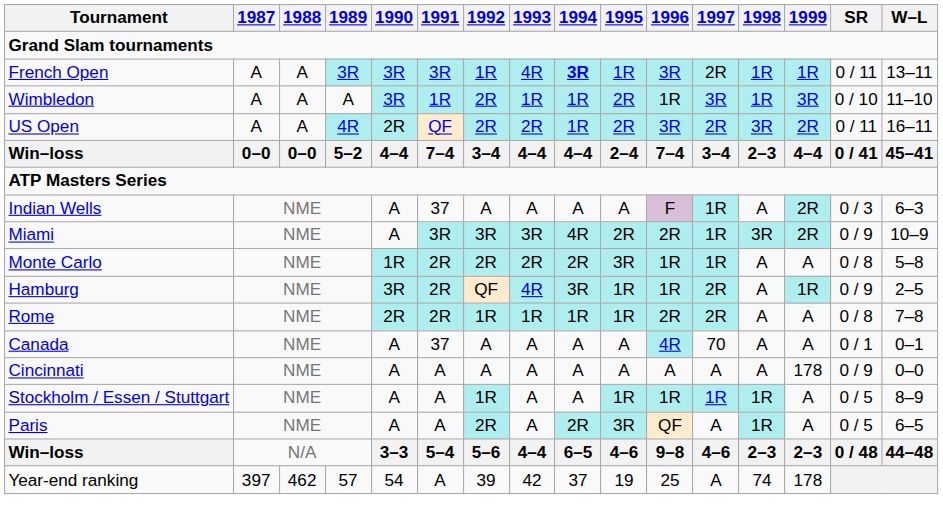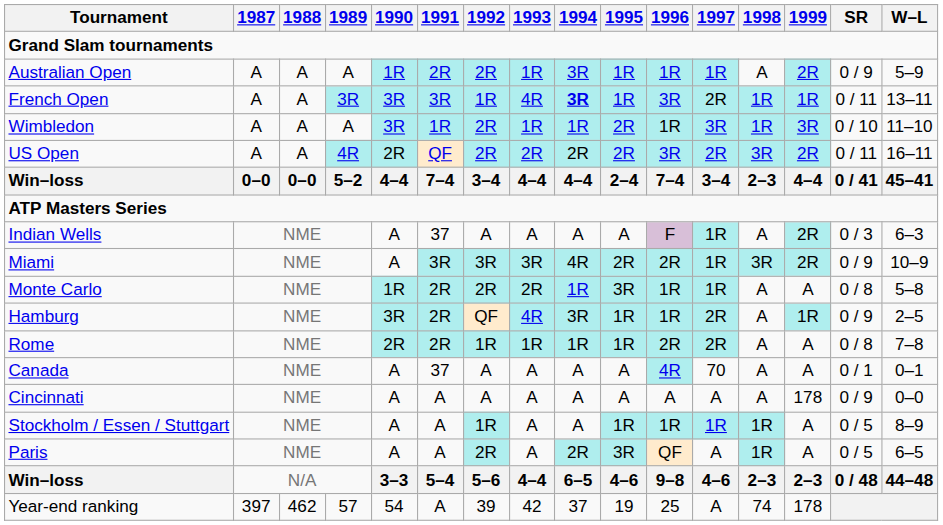+ row: (70, 72)
(578, 126) 1R -> (578, 153) 2R
(578, 262) 2R -> (578, 289) 1R
